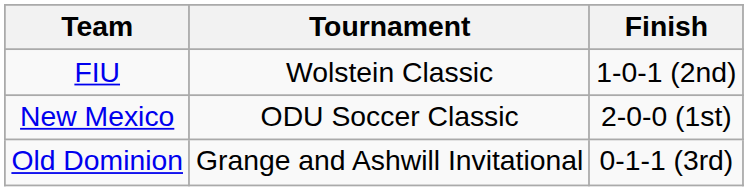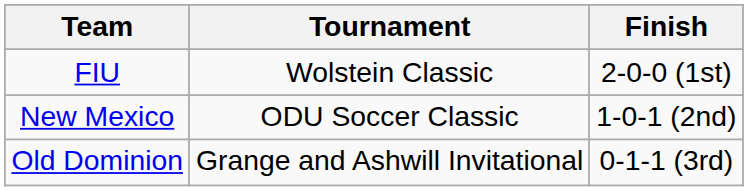(666, 71) 1-0-1 (2nd) -> (666, 71) 2-0-0 (1st)
(666, 116) 2-0-0 (1st) -> (666, 116) 1-0-1 (2nd)
